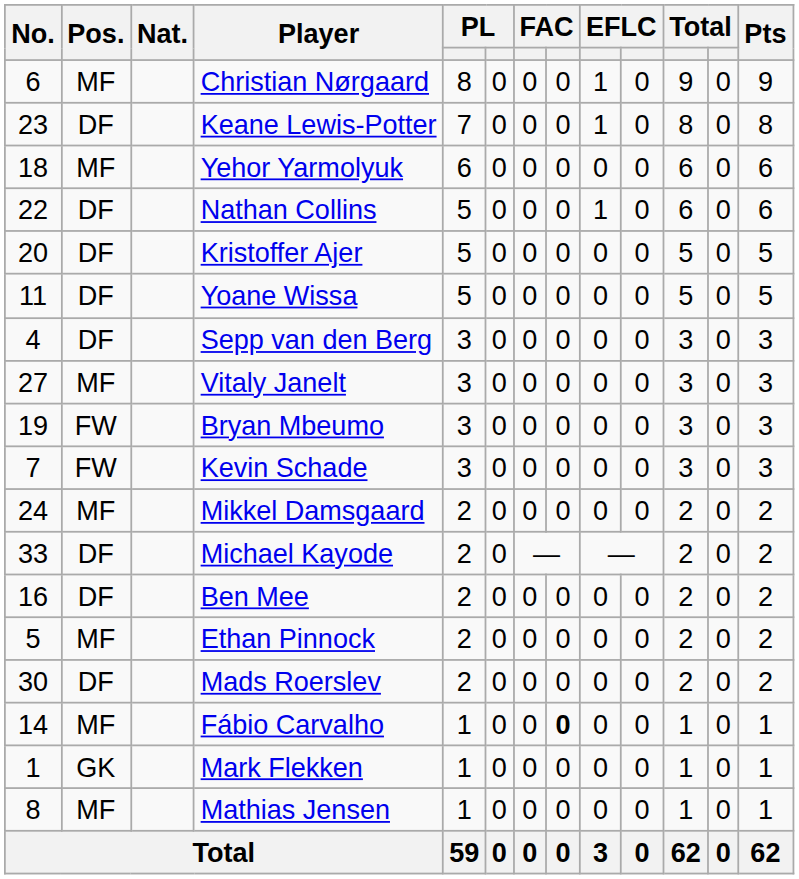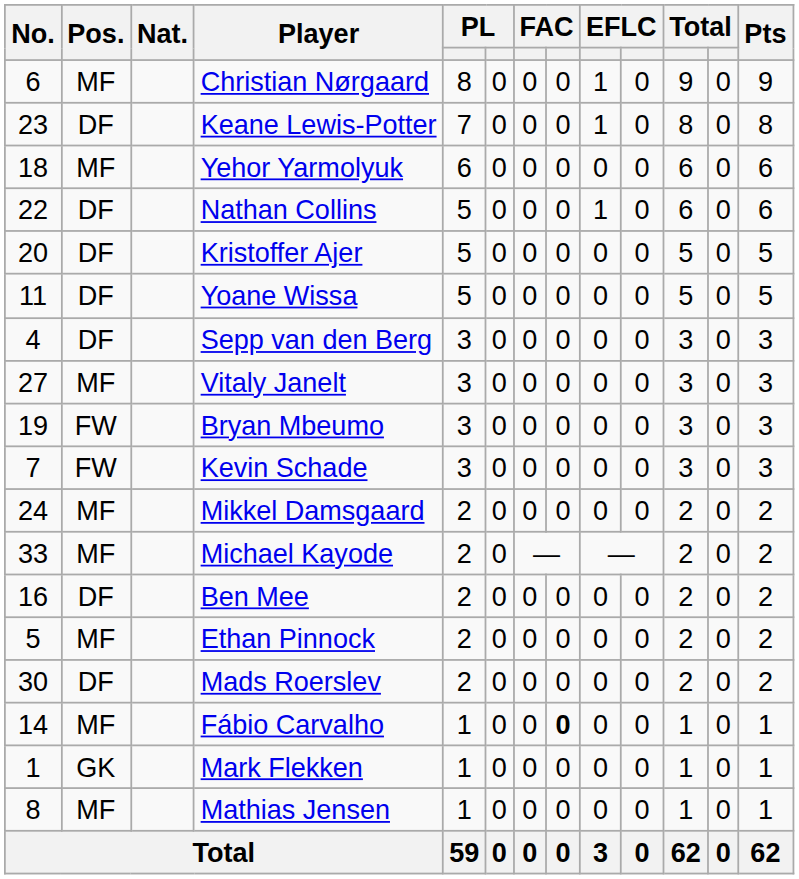(96, 553) DF -> (96, 553) MF
